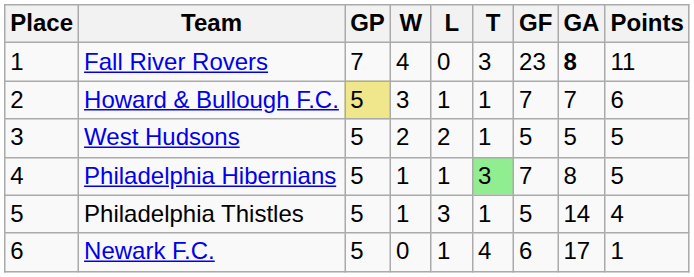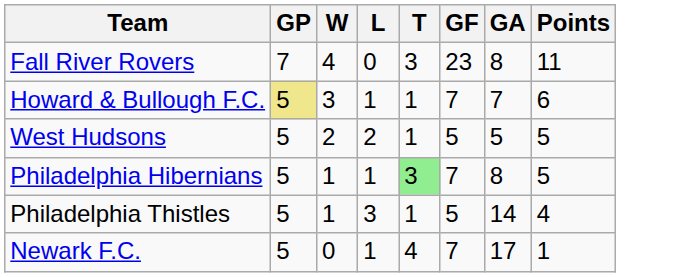- column: (42, 23)
(570, 61) bold -> (496, 61) normal
(526, 251) 6 -> (452, 251) 7
